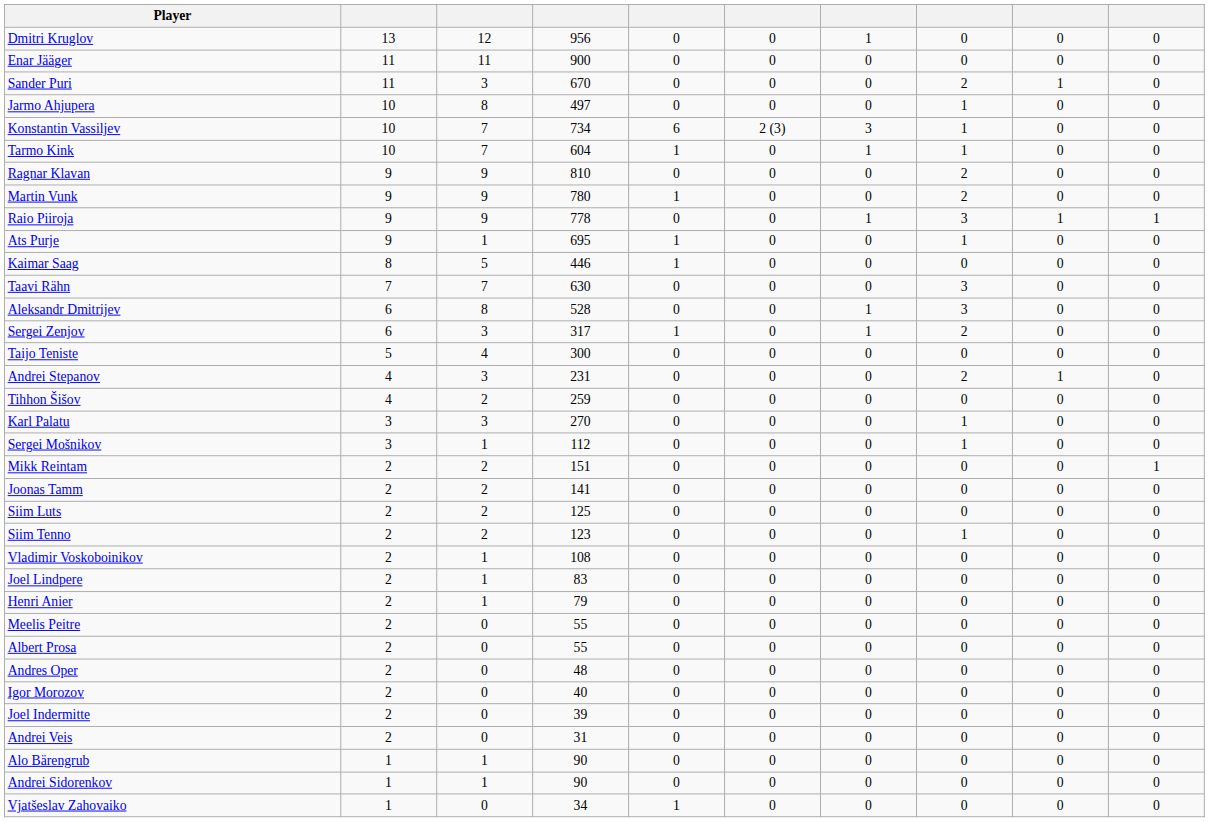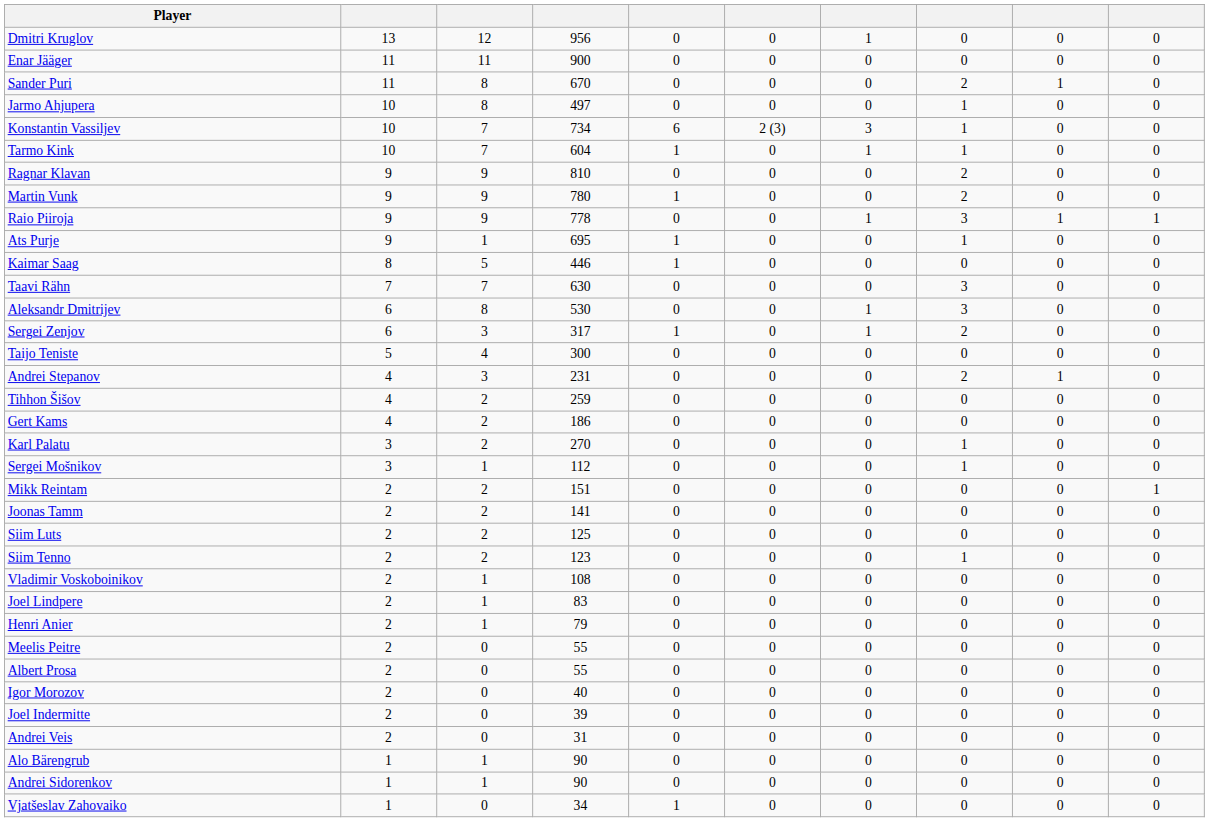(484, 83) 3 -> (484, 83) 8
(580, 309) 528 -> (580, 309) 530
+ row: (37, 422)
(484, 422) 3 -> (484, 444) 2
- row: (43, 670)
